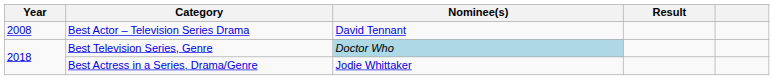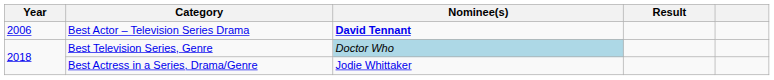(19, 30) 2008 -> (19, 30) 2006
(371, 30) normal -> (373, 30) bold
